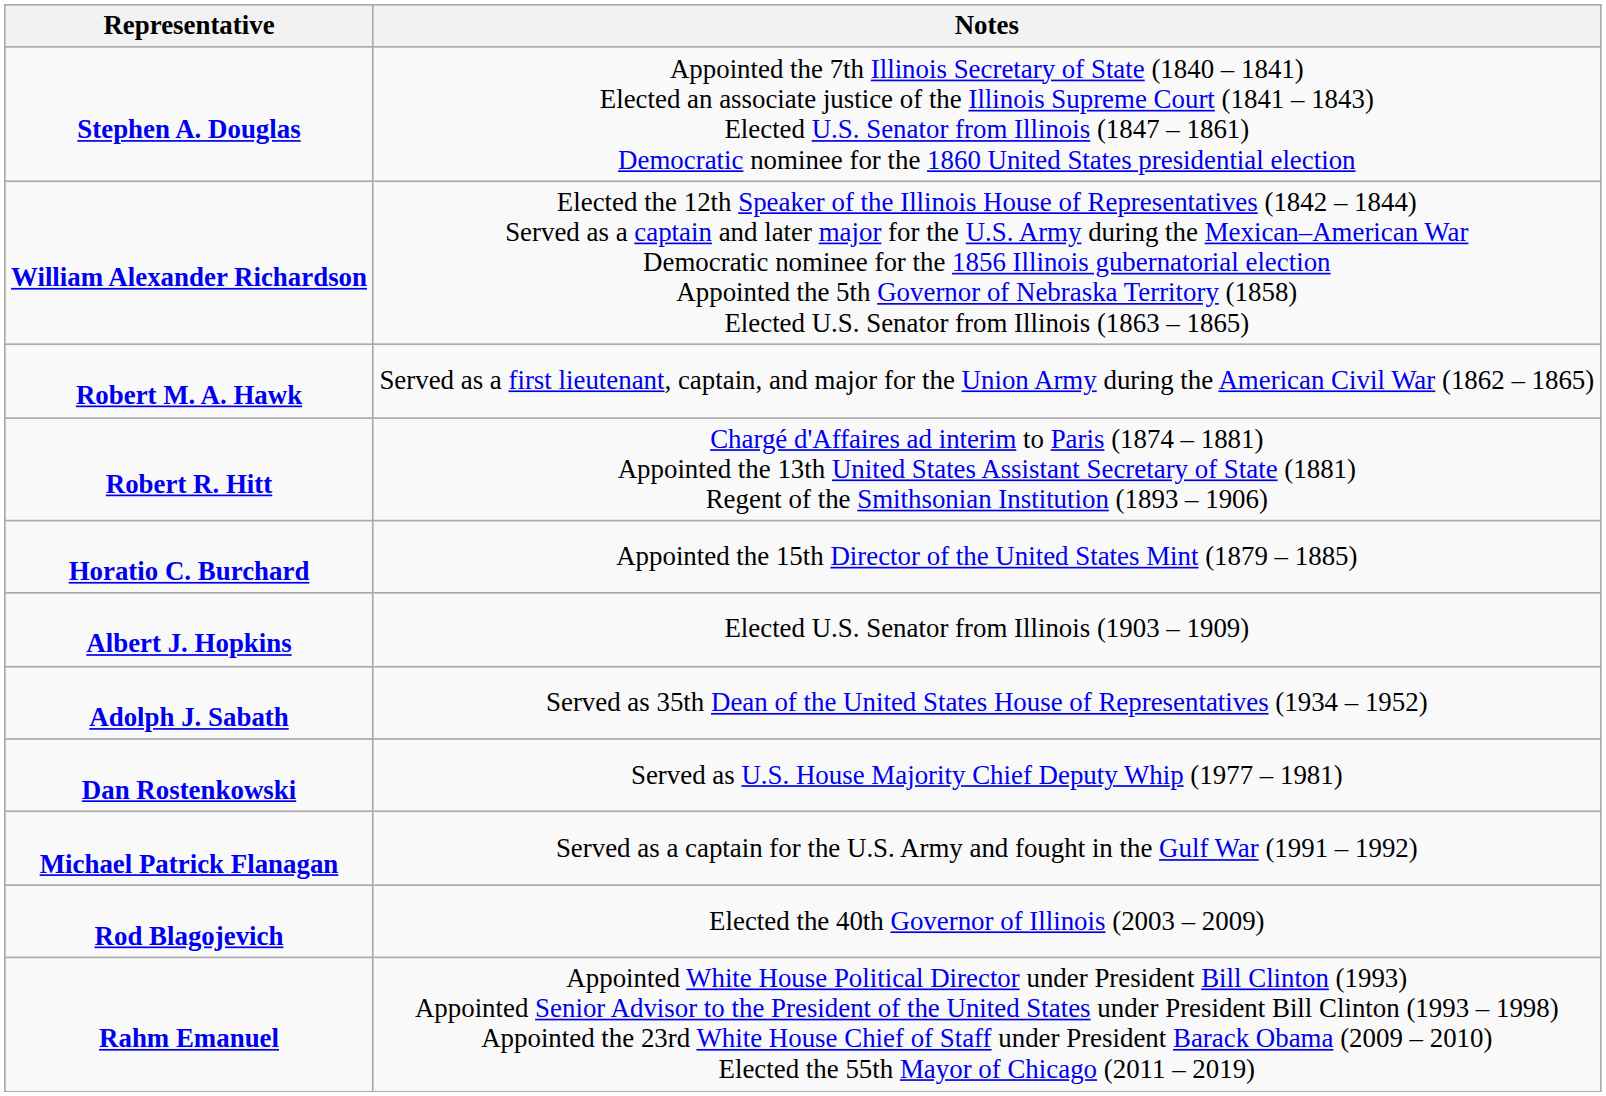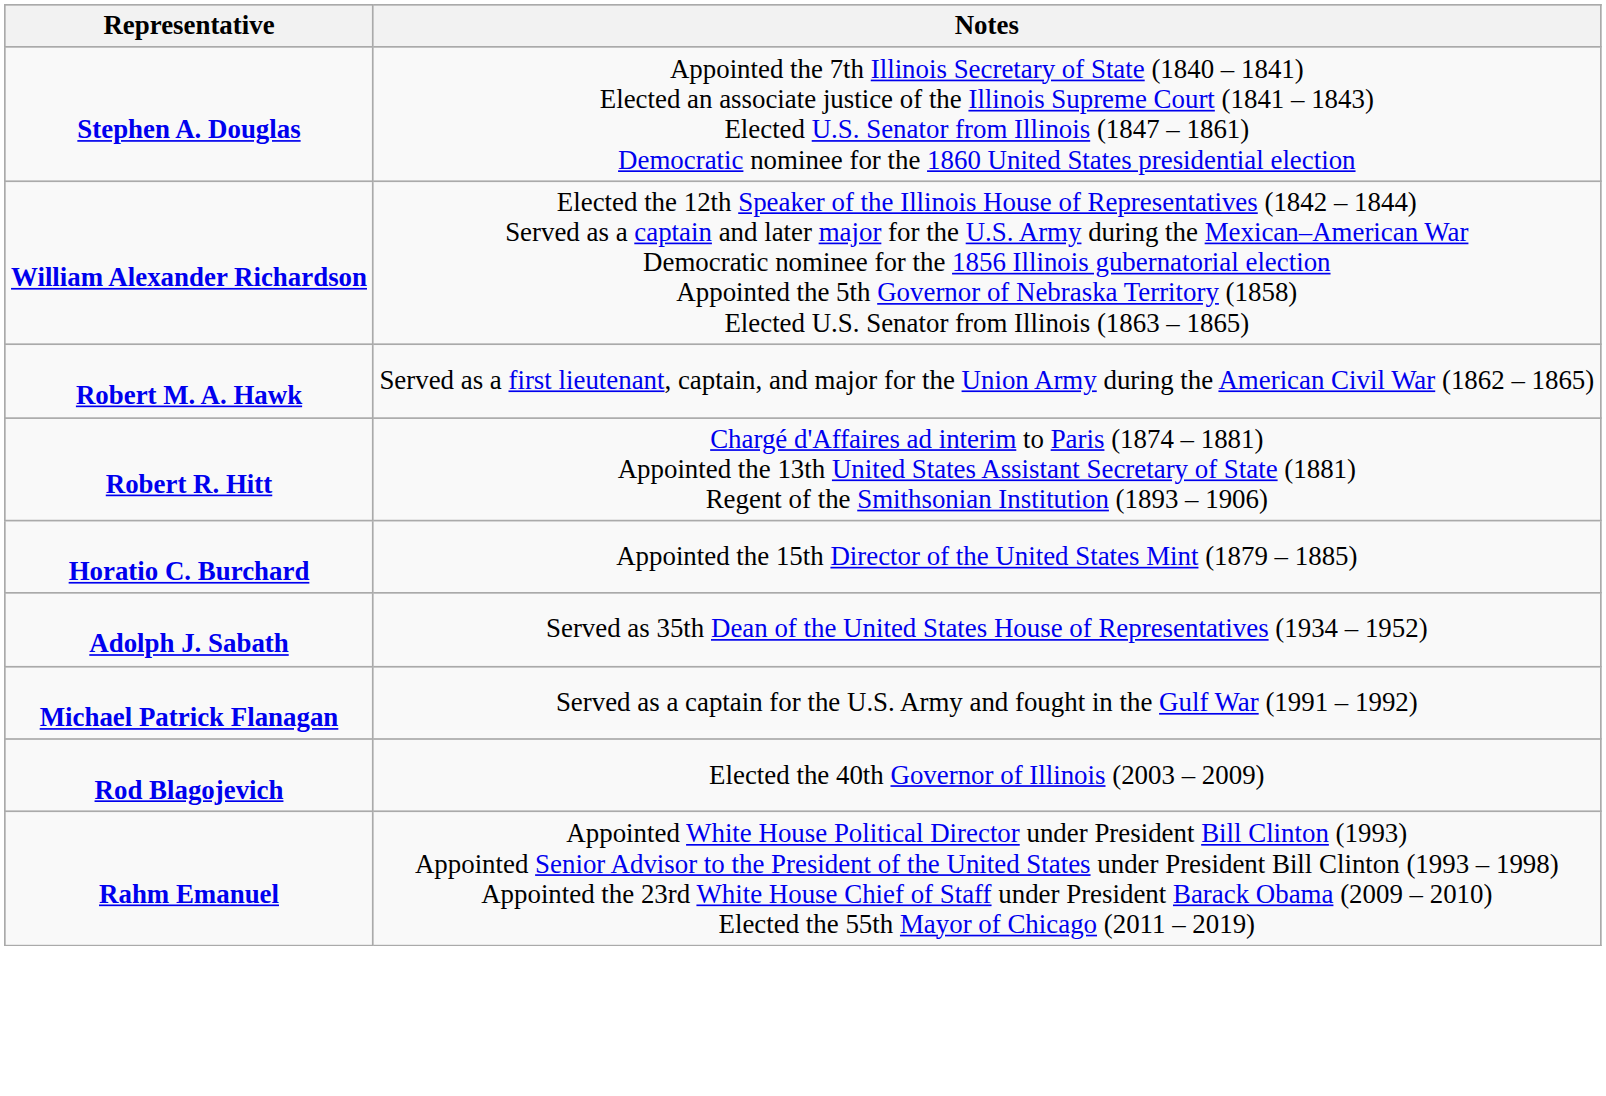- row: (189, 644)
- row: (189, 790)
